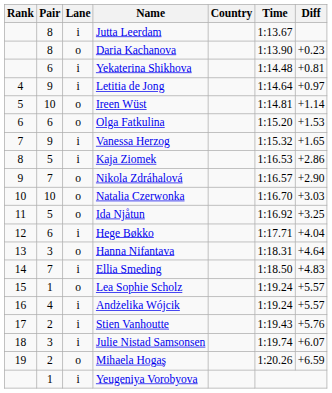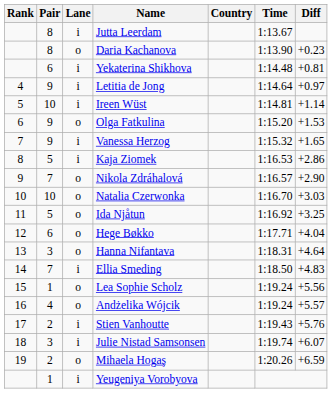(78, 104) o -> (78, 104) i
(50, 123) 6 -> (50, 123) 9
(78, 232) i -> (78, 232) o
(311, 287) +5.57 -> (311, 287) +5.56
(78, 305) i -> (78, 305) o
